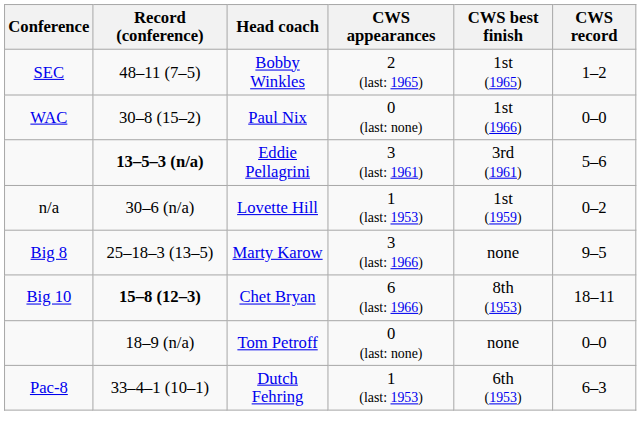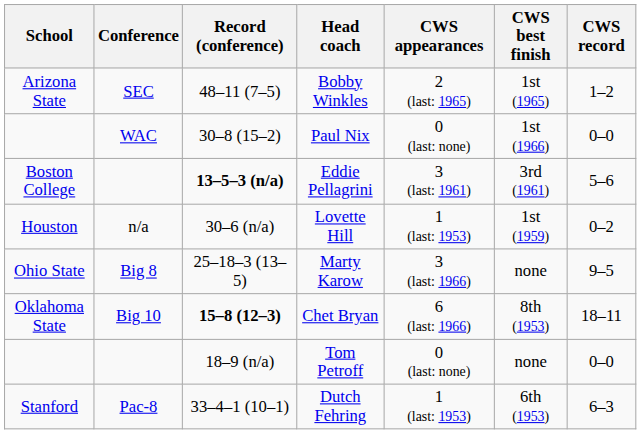+ column: (49, 36)
